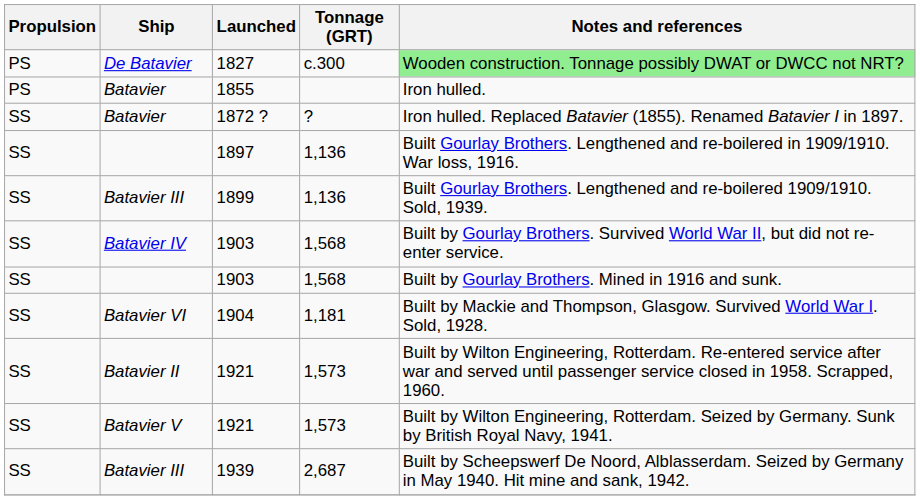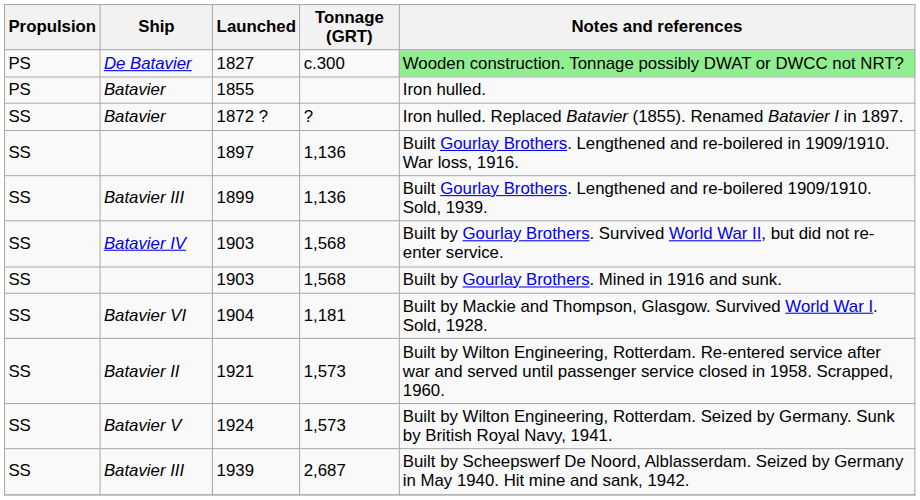(235, 426) 1921 -> (235, 426) 1924
